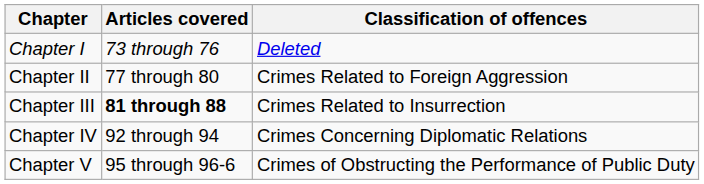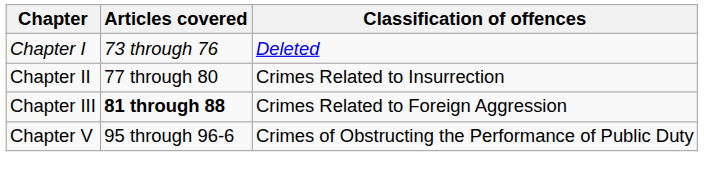(412, 77) Crimes Related to Foreign Aggression -> (380, 77) Crimes Related to Insurrection
(381, 106) Crimes Related to Insurrection -> (411, 106) Crimes Related to Foreign Aggression
- row: (53, 135)
